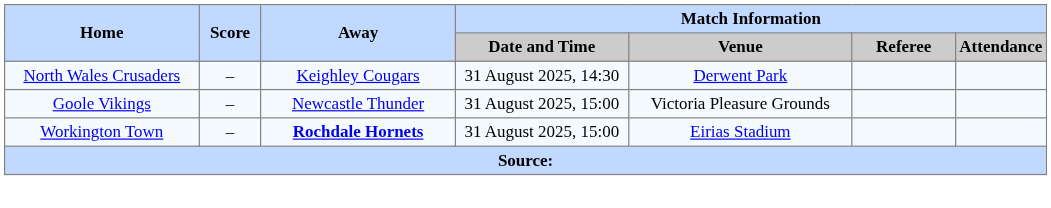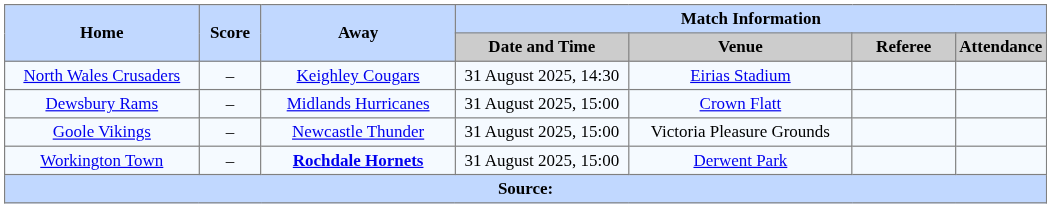(740, 75) Derwent Park -> (740, 75) Eirias Stadium
+ row: (102, 103)
(740, 131) Eirias Stadium -> (740, 160) Derwent Park
